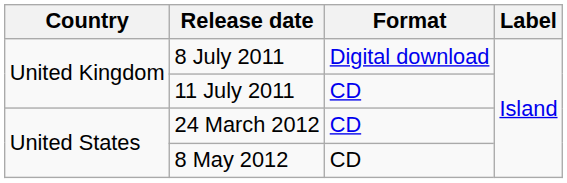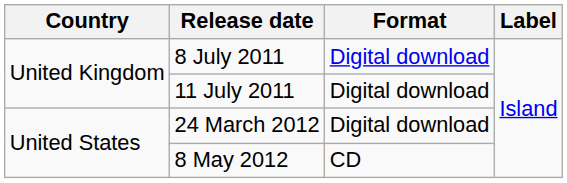(345, 90) CD -> (410, 90) Digital download
(345, 125) CD -> (410, 125) Digital download
